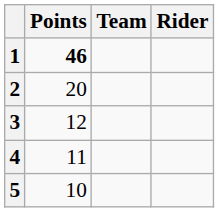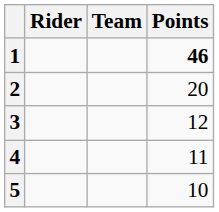columns swapped: (182, 21) <-> (58, 21)
